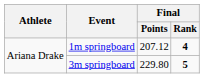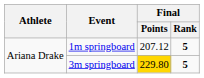(185, 47) 4 -> (185, 47) 5
(154, 64) no background -> (154, 64) gold background
